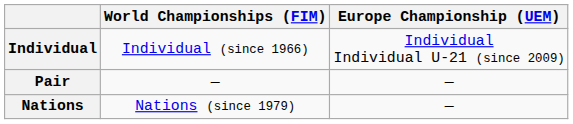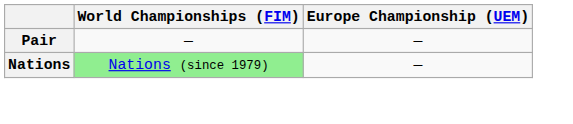- row: (53, 49)
(215, 106) no background -> (189, 65) lightgreen background
